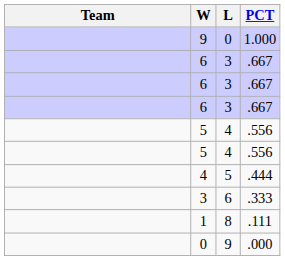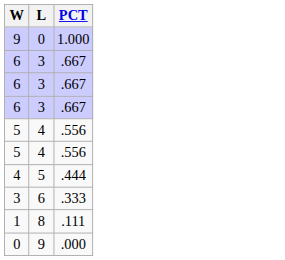- column: (98, 15)
